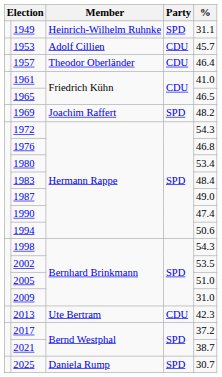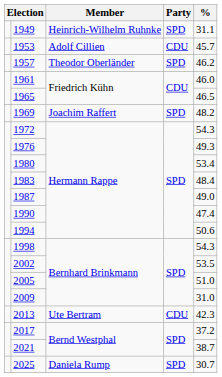(177, 63) CDU -> (176, 63) SPD
(205, 63) 46.4 -> (205, 63) 46.2
(205, 79) 41.0 -> (205, 79) 46.0
(205, 146) 46.8 -> (205, 146) 49.3
